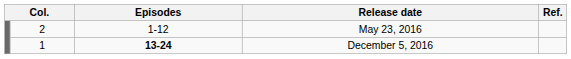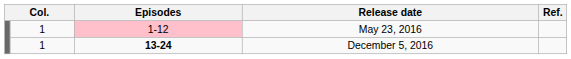(42, 29) 2 -> (42, 29) 1
(158, 29) no background -> (158, 29) pink background
